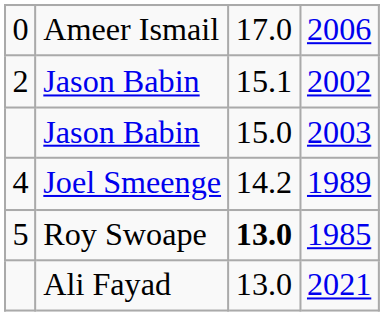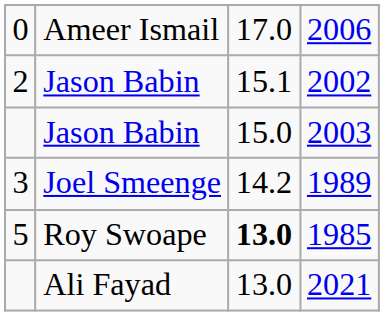(20, 183) 4 -> (20, 183) 3
